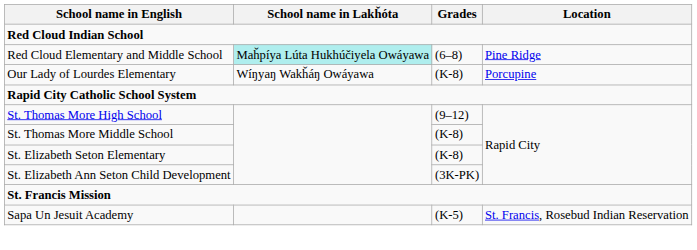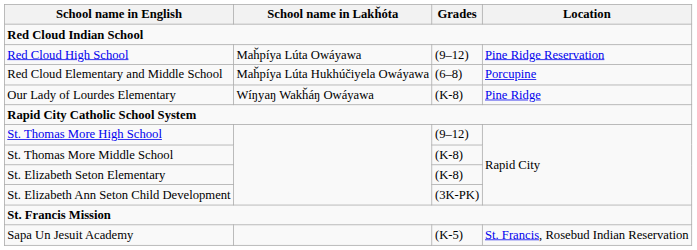+ row: (68, 54)
(333, 54) paleturquoise background -> (333, 74) no background
(513, 54) Pine Ridge -> (511, 74) Porcupine
(511, 74) Porcupine -> (513, 94) Pine Ridge
